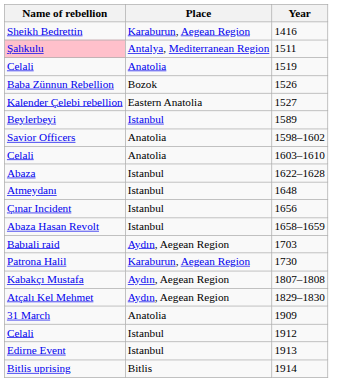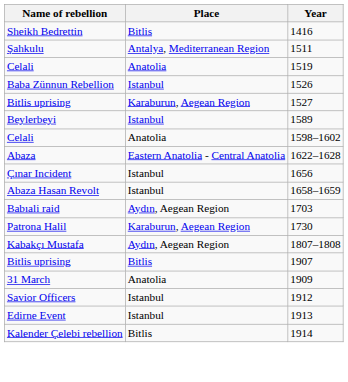(189, 31) Karaburun, Aegean Region -> (140, 31) Bitlis
(25, 48) pink background -> (25, 48) no background
(142, 84) Bozok -> (146, 84) Istanbul
(65, 102) Kalender Çelebi rebellion -> (39, 102) Bitlis uprising
(165, 102) Eastern Anatolia -> (189, 102) Karaburun, Aegean Region
(41, 137) Savior Officers -> (20, 137) Celali
- row: (300, 155)
(146, 173) Istanbul -> (206, 155) Eastern Anatolia - Central Anatolia
- row: (286, 191)
- row: (300, 297)
+ row: (302, 262)
(20, 333) Celali -> (41, 297) Savior Officers
(39, 368) Bitlis uprising -> (65, 333) Kalender Çelebi rebellion
